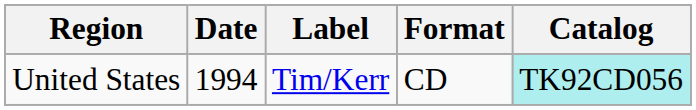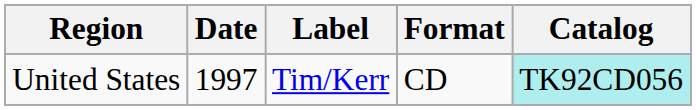(226, 79) 1994 -> (226, 79) 1997
